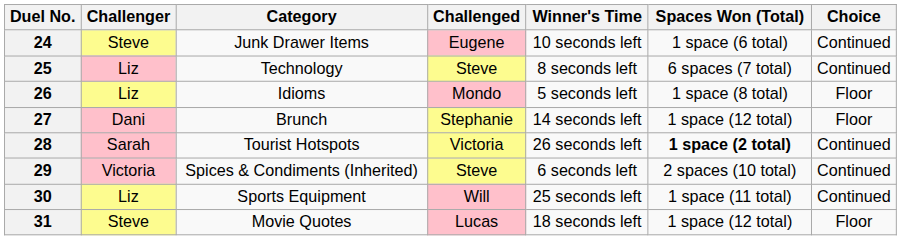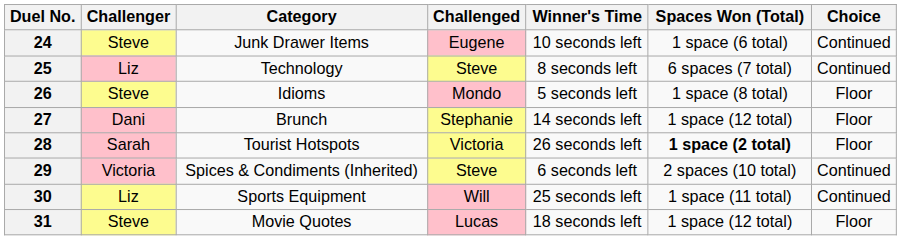(128, 94) Liz -> (128, 94) Steve
(854, 145) Continued -> (854, 145) Floor
